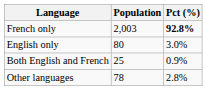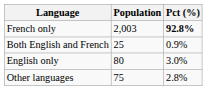rows swapped: (33, 45) <-> (58, 61)
(119, 77) 78 -> (119, 77) 75
